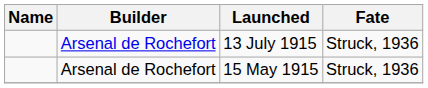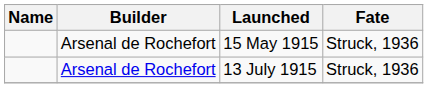rows swapped: (270, 43) <-> (271, 69)
